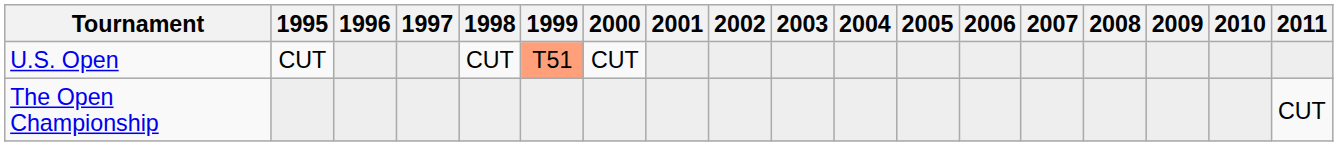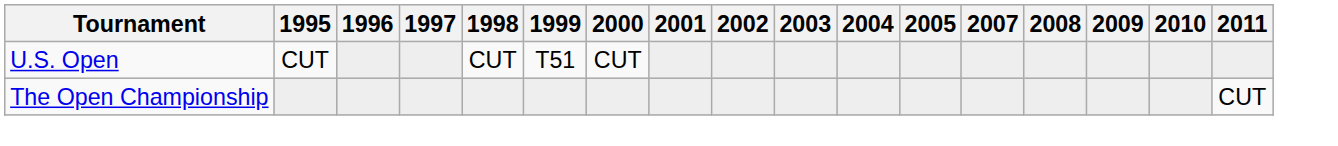- column: (990, 23)
(552, 60) lightsalmon background -> (555, 60) no background
